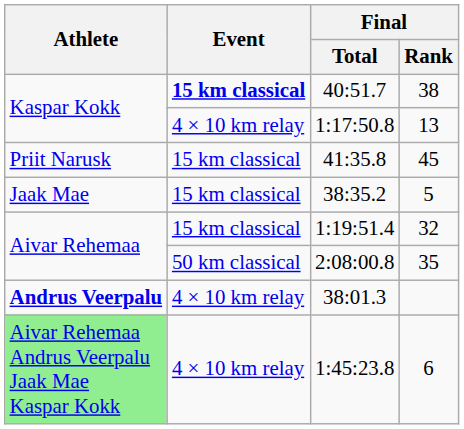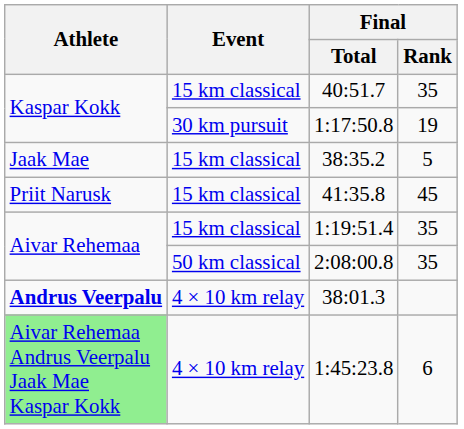(239, 90) bold -> (236, 90) normal
(429, 90) 38 -> (428, 90) 35
(238, 125) 4 × 10 km relay -> (230, 125) 30 km pursuit
(429, 125) 13 -> (428, 125) 19
rows swapped: (355, 194) <-> (355, 159)
(429, 228) 32 -> (428, 228) 35
